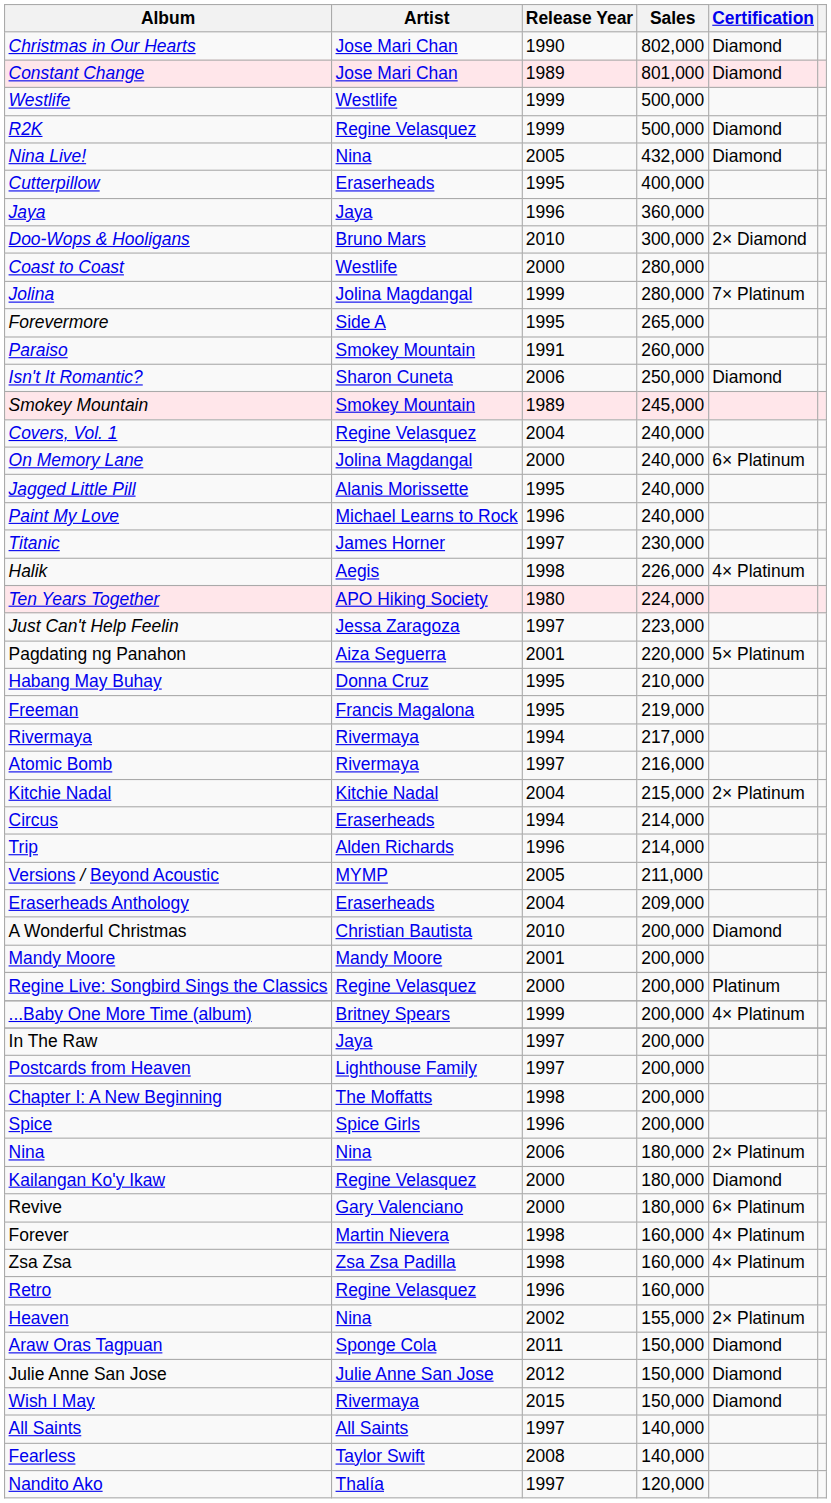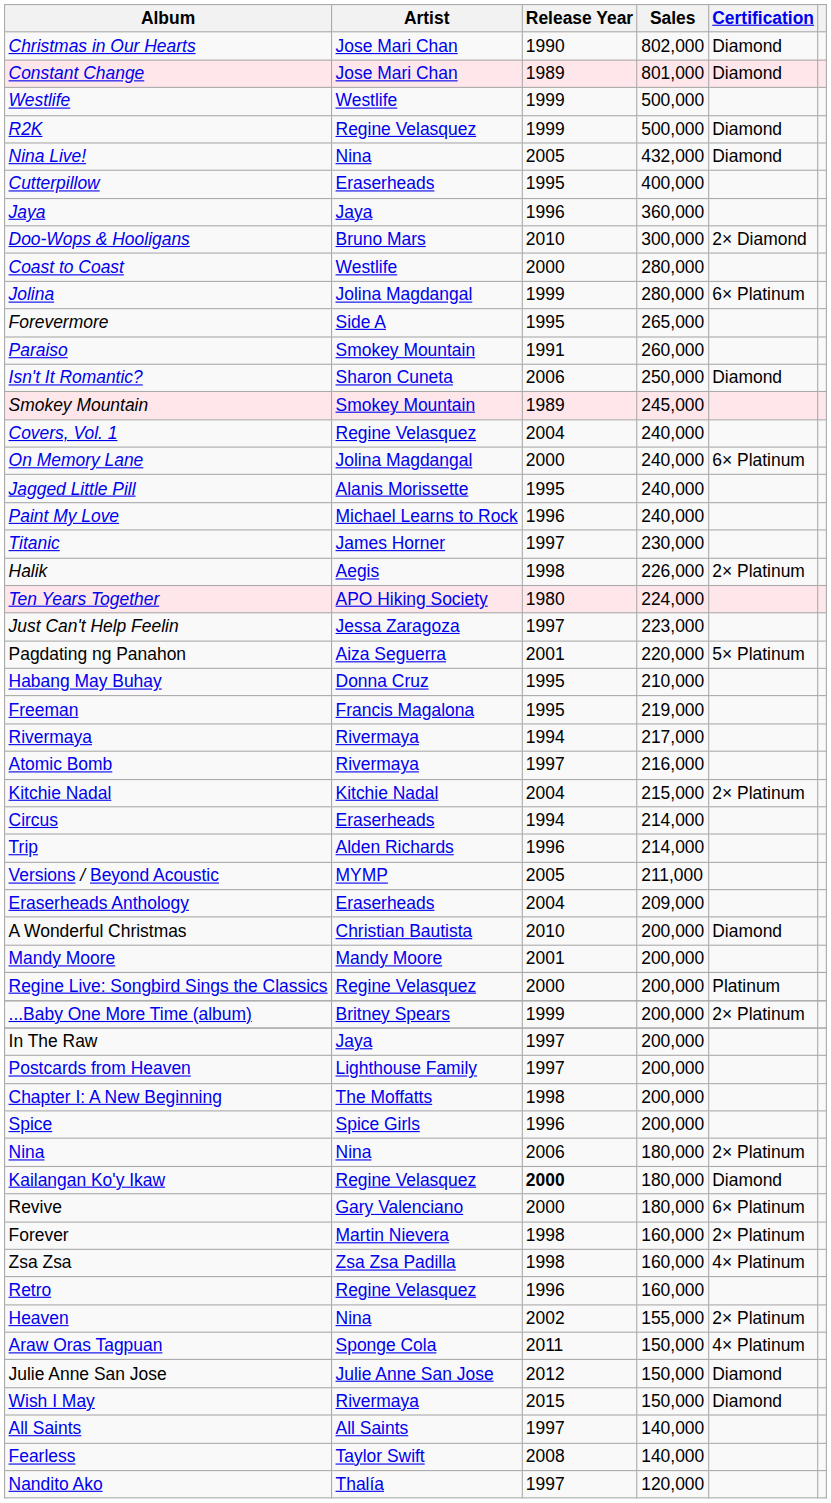(759, 294) 7× Platinum -> (759, 294) 6× Platinum
(759, 571) 4× Platinum -> (759, 571) 2× Platinum
(759, 1014) 4× Platinum -> (759, 1014) 2× Platinum
(545, 1179) normal -> (545, 1179) bold
(759, 1235) 4× Platinum -> (759, 1235) 2× Platinum
(747, 1345) Diamond -> (759, 1345) 4× Platinum
